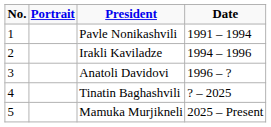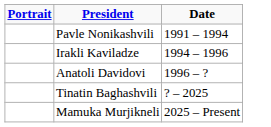- column: (17, 14)
